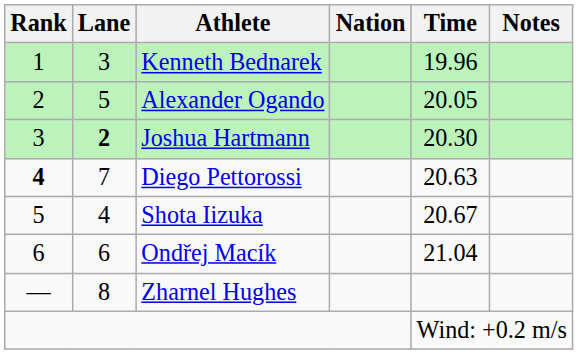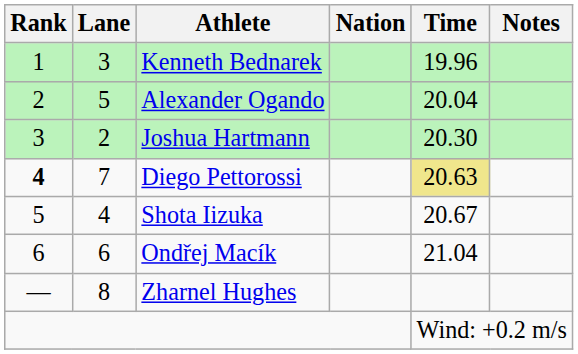(450, 100) 20.05 -> (450, 100) 20.04
(104, 138) bold -> (104, 138) normal
(450, 176) no background -> (450, 176) khaki background
